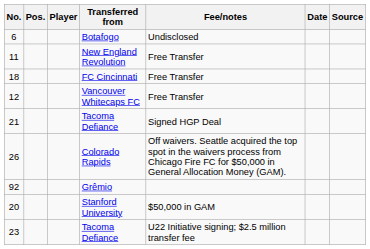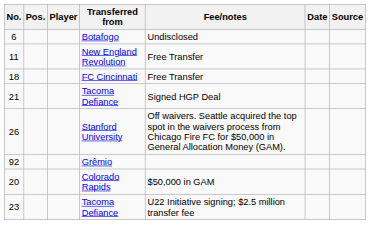- row: (14, 96)
(100, 157) Colorado Rapids -> (102, 132) Stanford University
(102, 207) Stanford University -> (100, 182) Colorado Rapids
